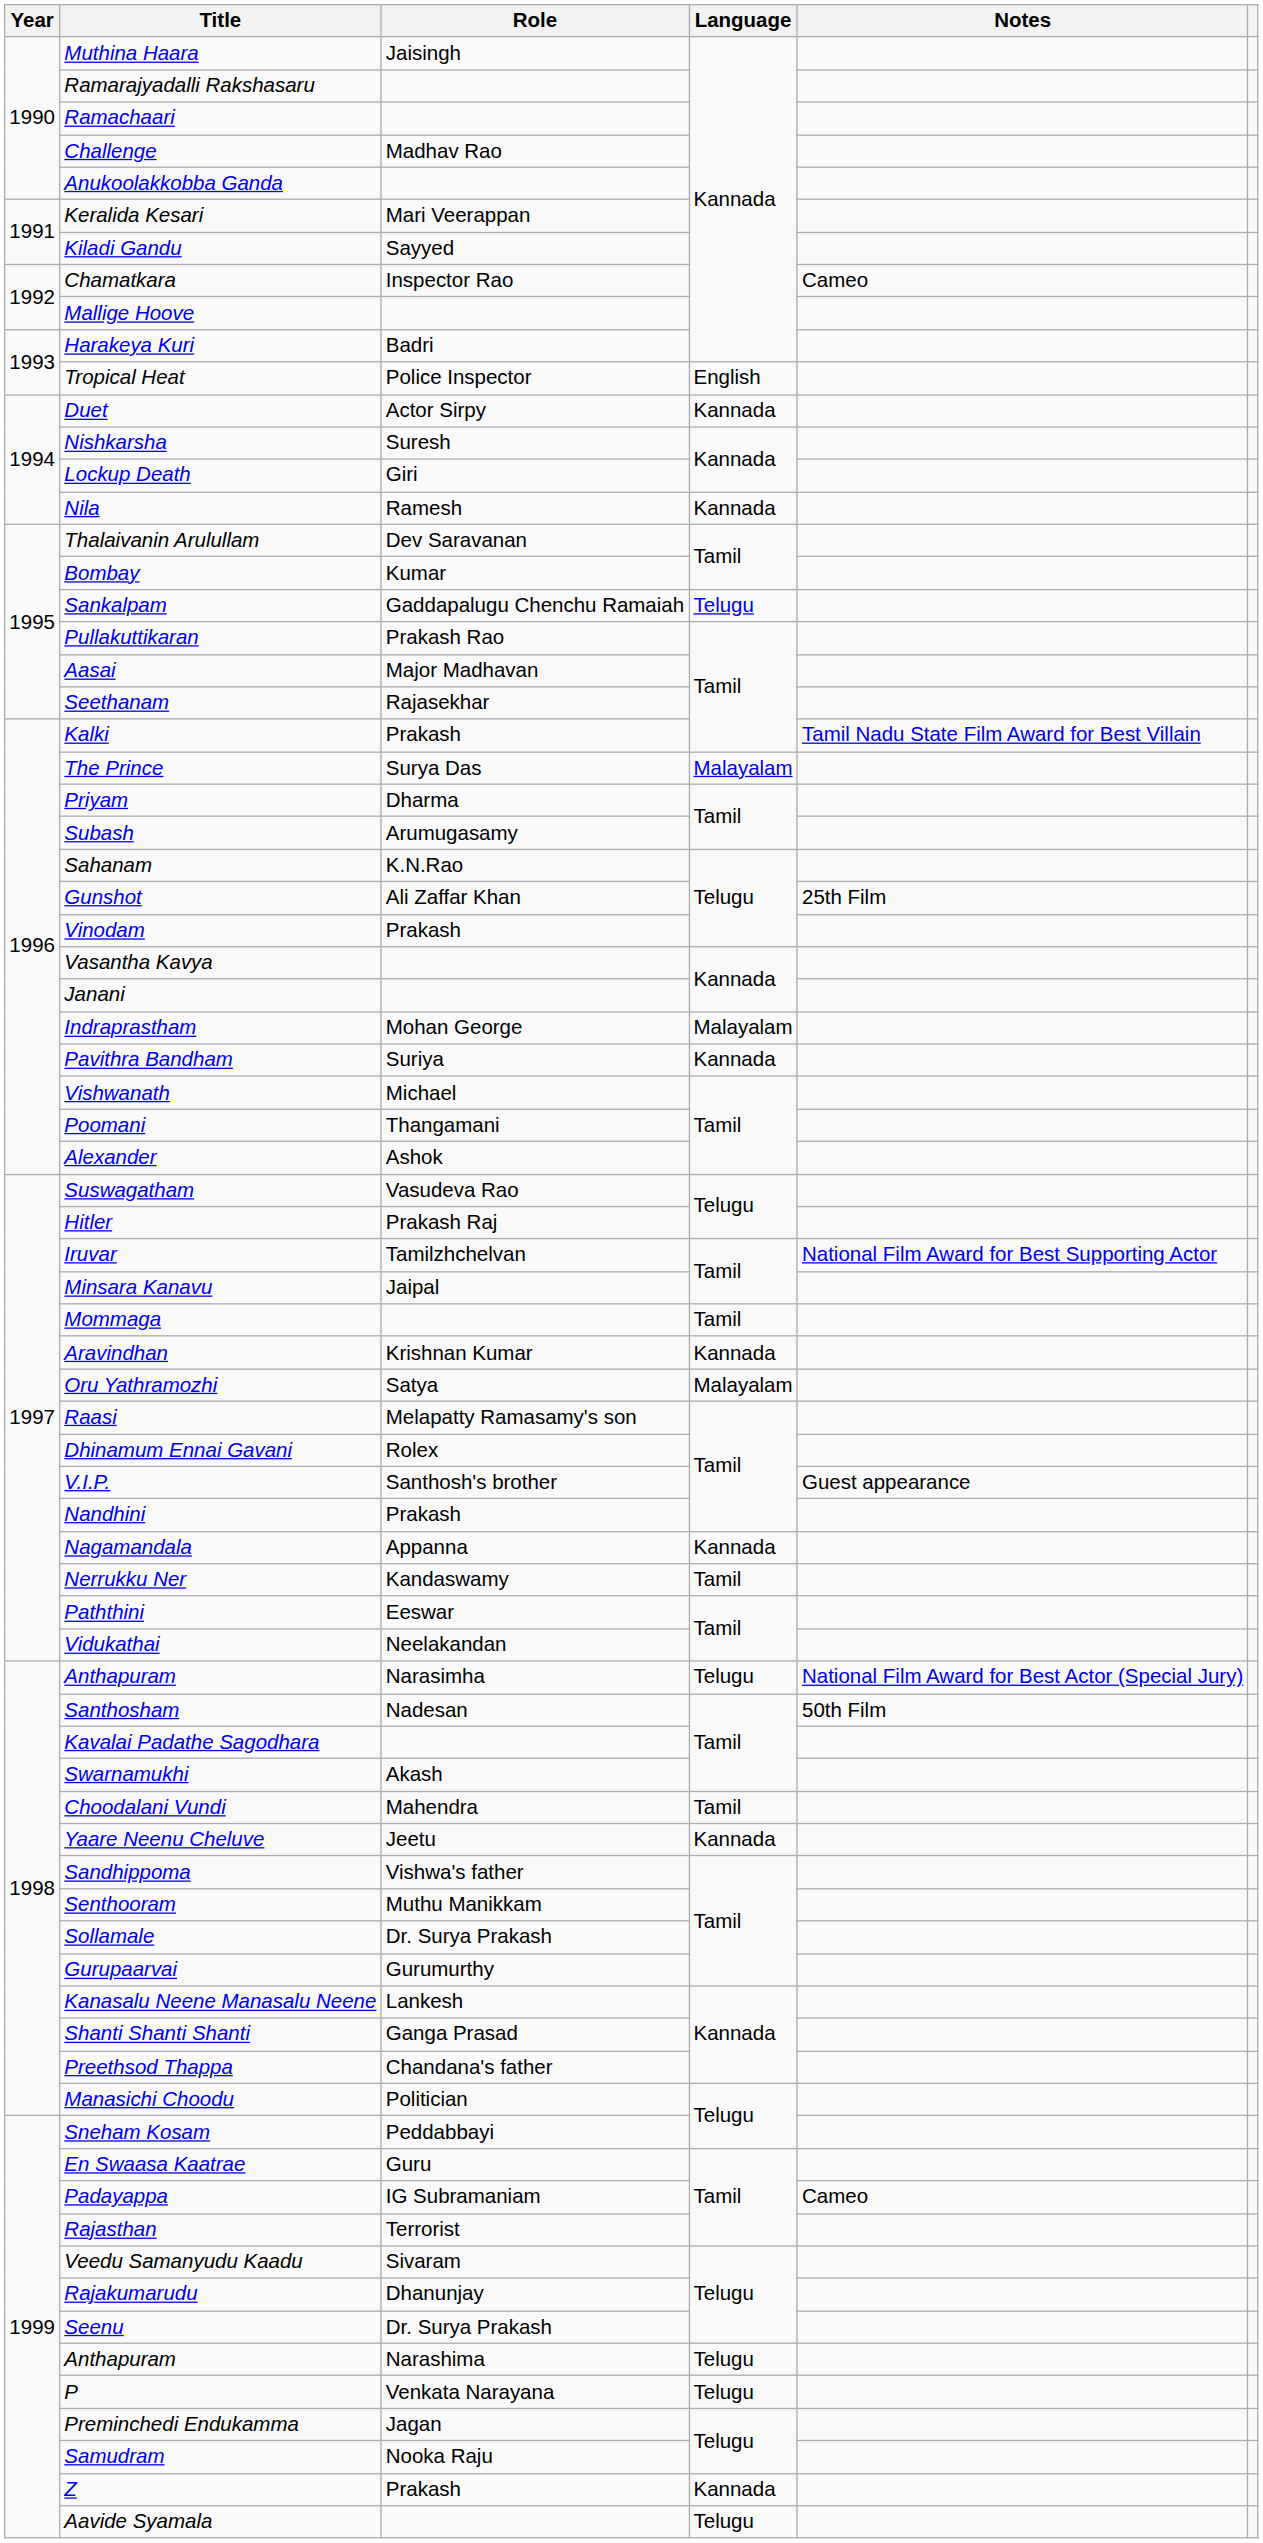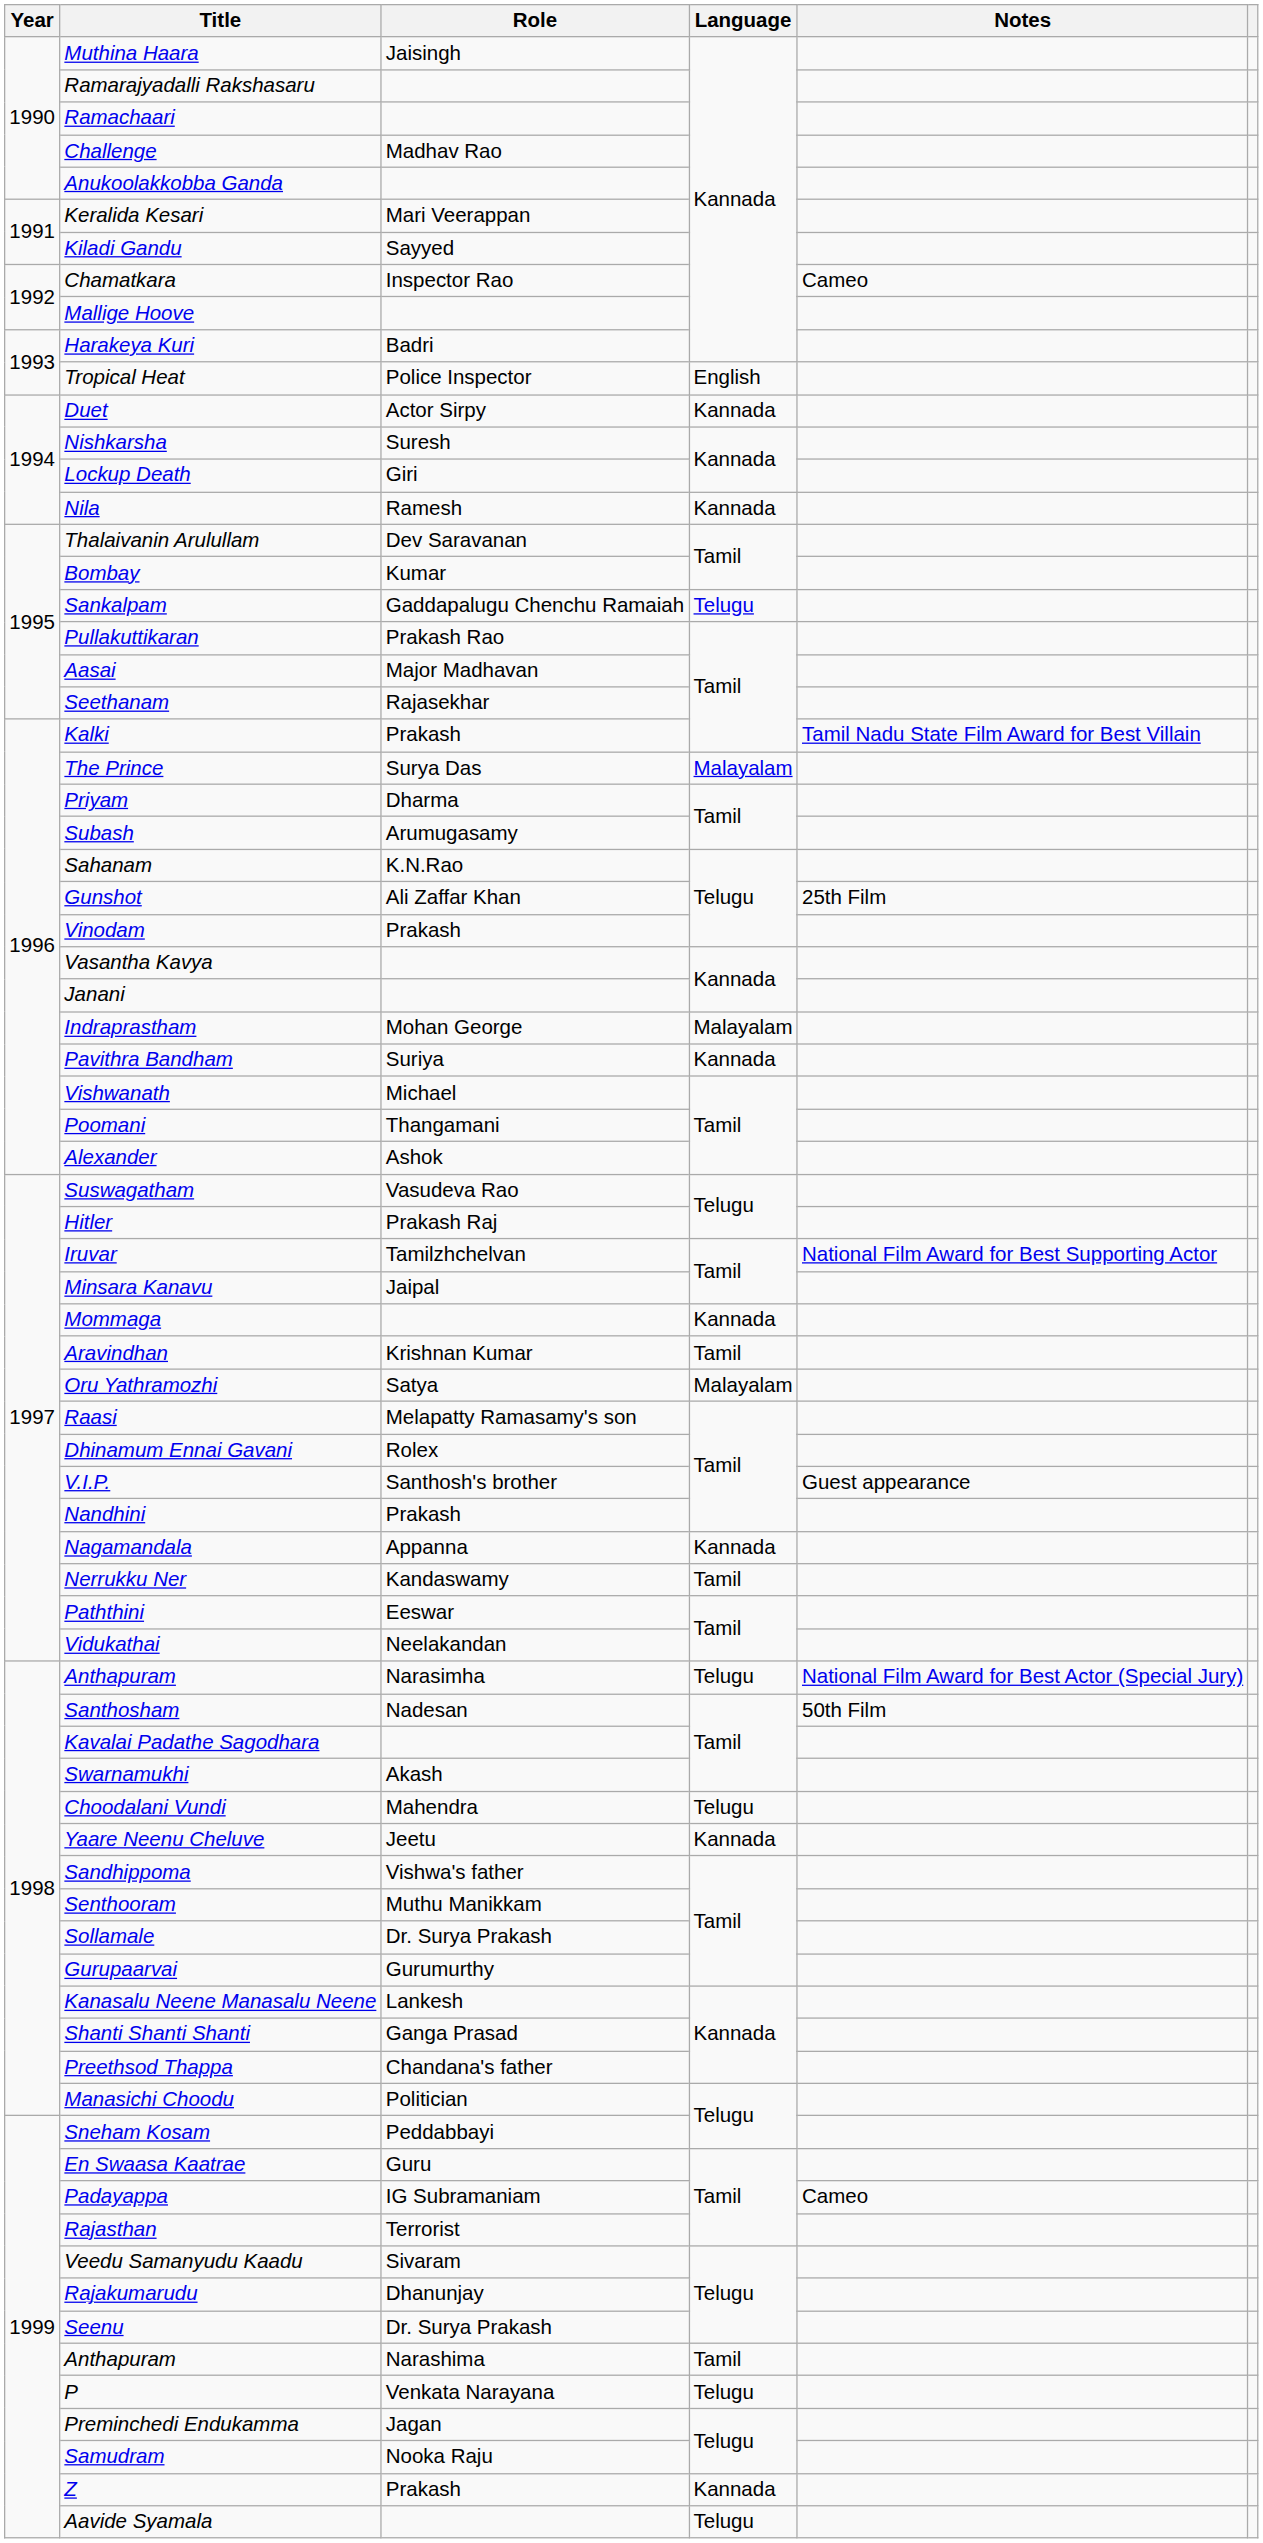(717, 1319) Tamil -> (735, 1319) Kannada
(735, 1352) Kannada -> (717, 1352) Tamil
(717, 1807) Tamil -> (724, 1807) Telugu
(724, 2359) Telugu -> (717, 2359) Tamil
